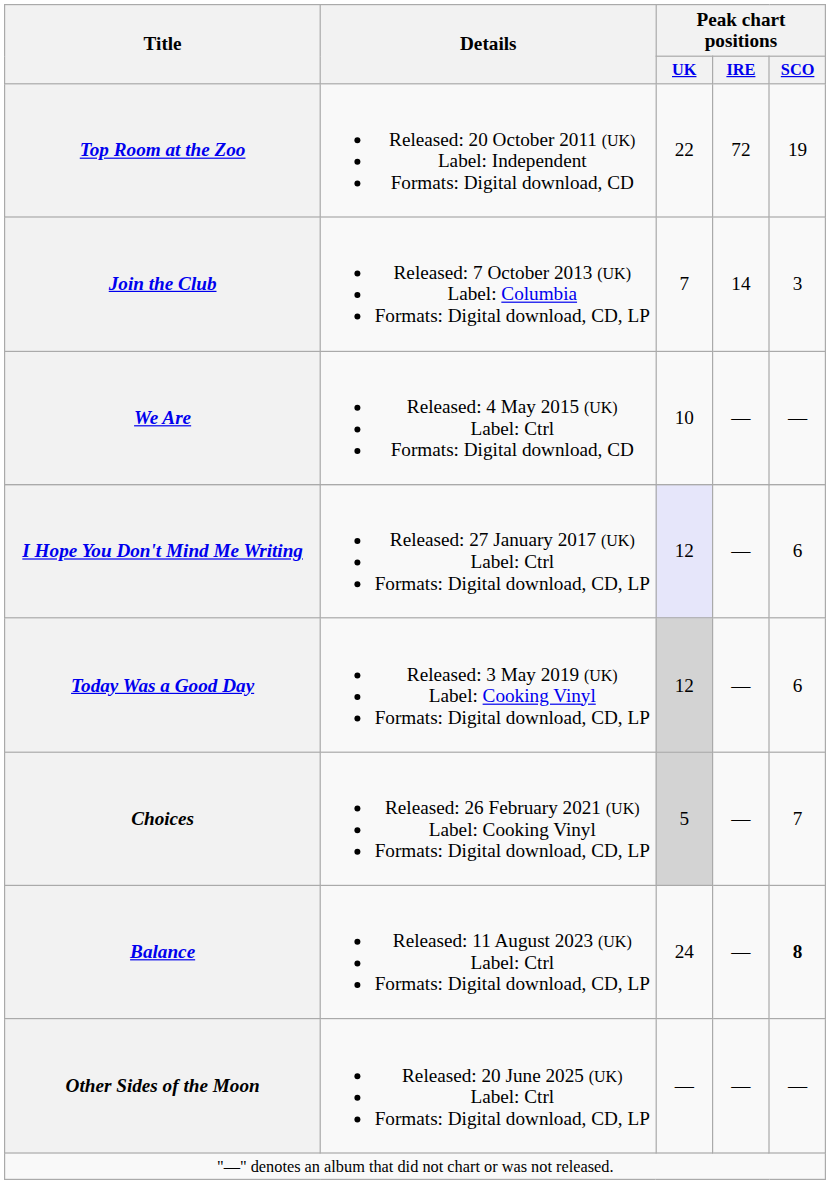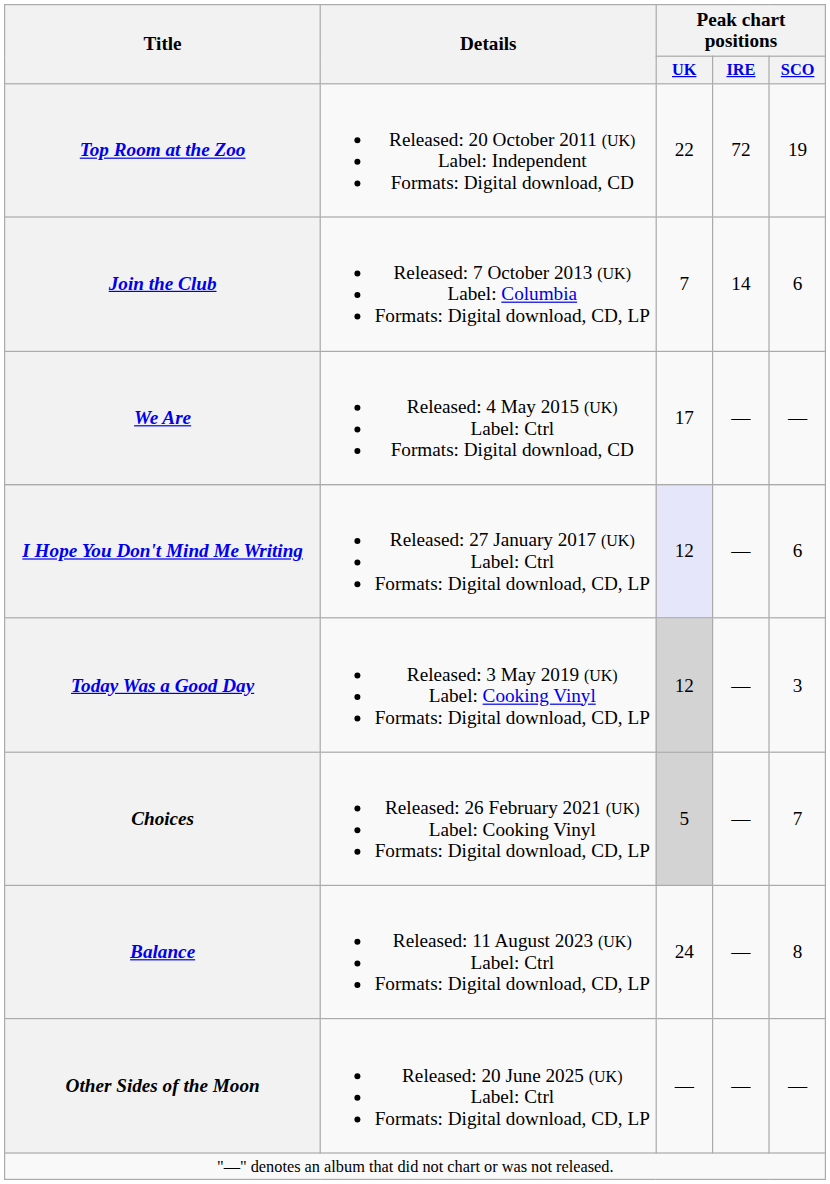(798, 283) 3 -> (798, 283) 6
(684, 417) 10 -> (684, 417) 17
(798, 684) 6 -> (798, 684) 3
(798, 952) bold -> (798, 952) normal
